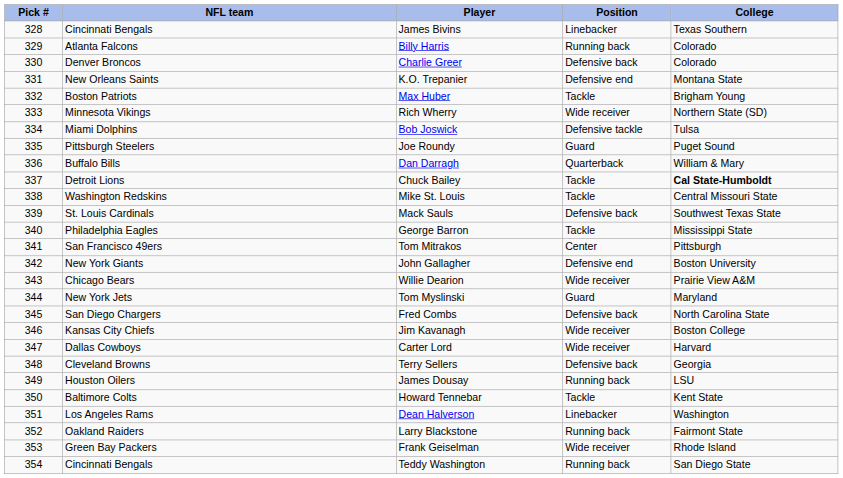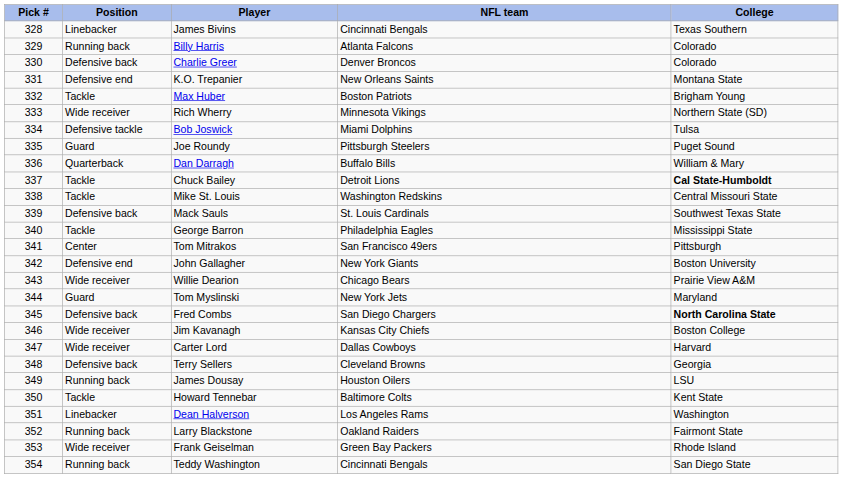columns swapped: (229, 12) <-> (617, 12)
(721, 314) normal -> (725, 314) bold
